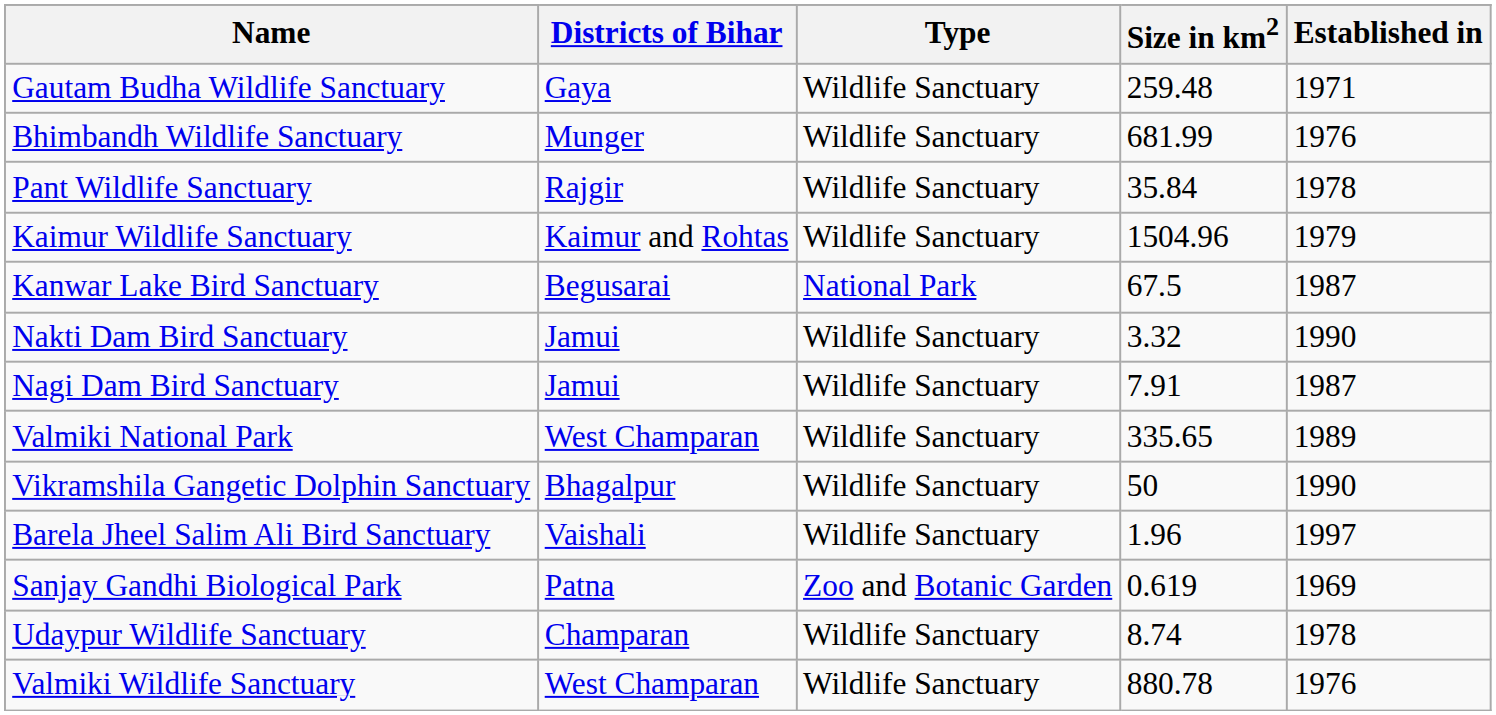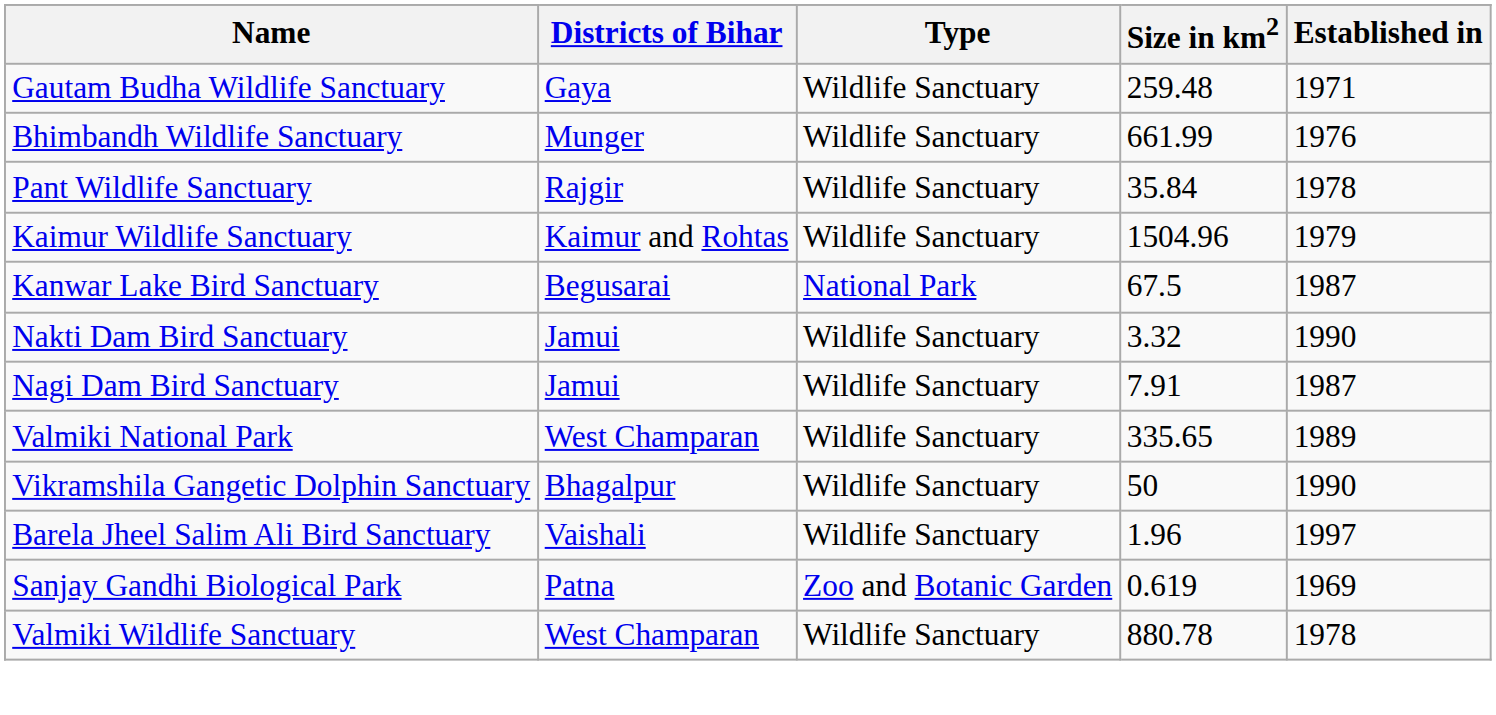(1170, 137) 681.99 -> (1170, 137) 661.99
- row: (189, 634)
(1325, 684) 1976 -> (1325, 634) 1978
